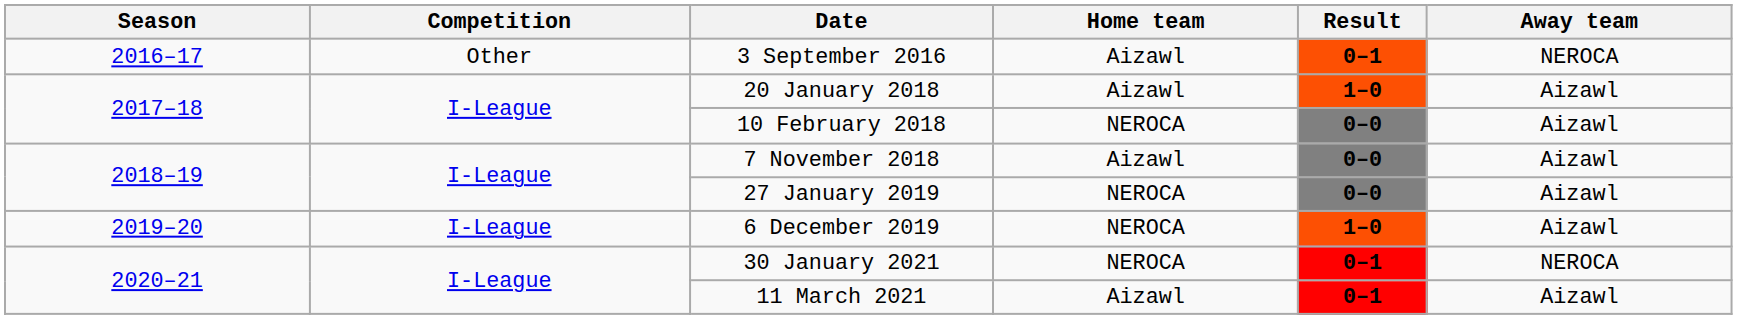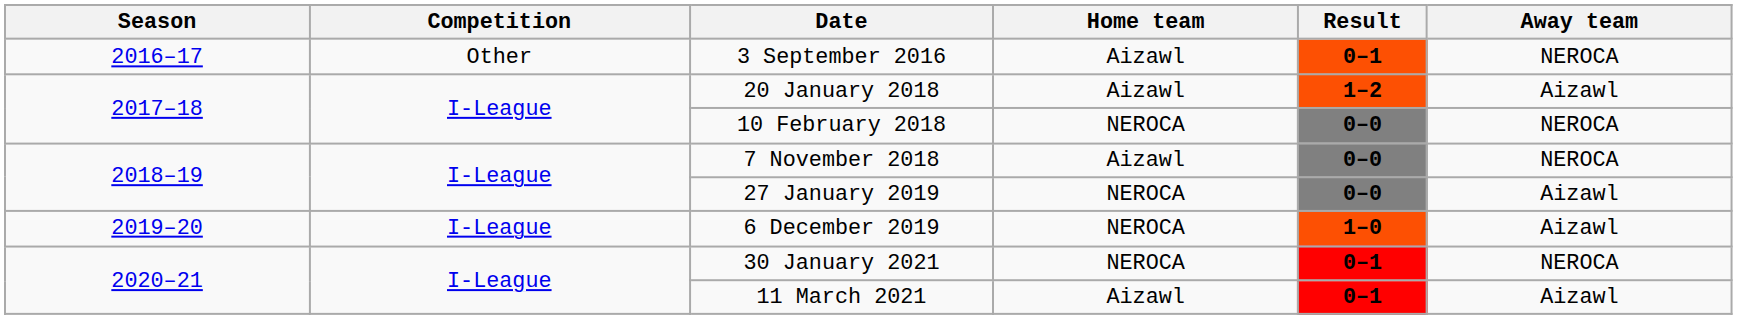(1362, 91) 1–0 -> (1362, 91) 1–2
(1579, 125) Aizawl -> (1579, 125) NEROCA
(1579, 160) Aizawl -> (1579, 160) NEROCA
